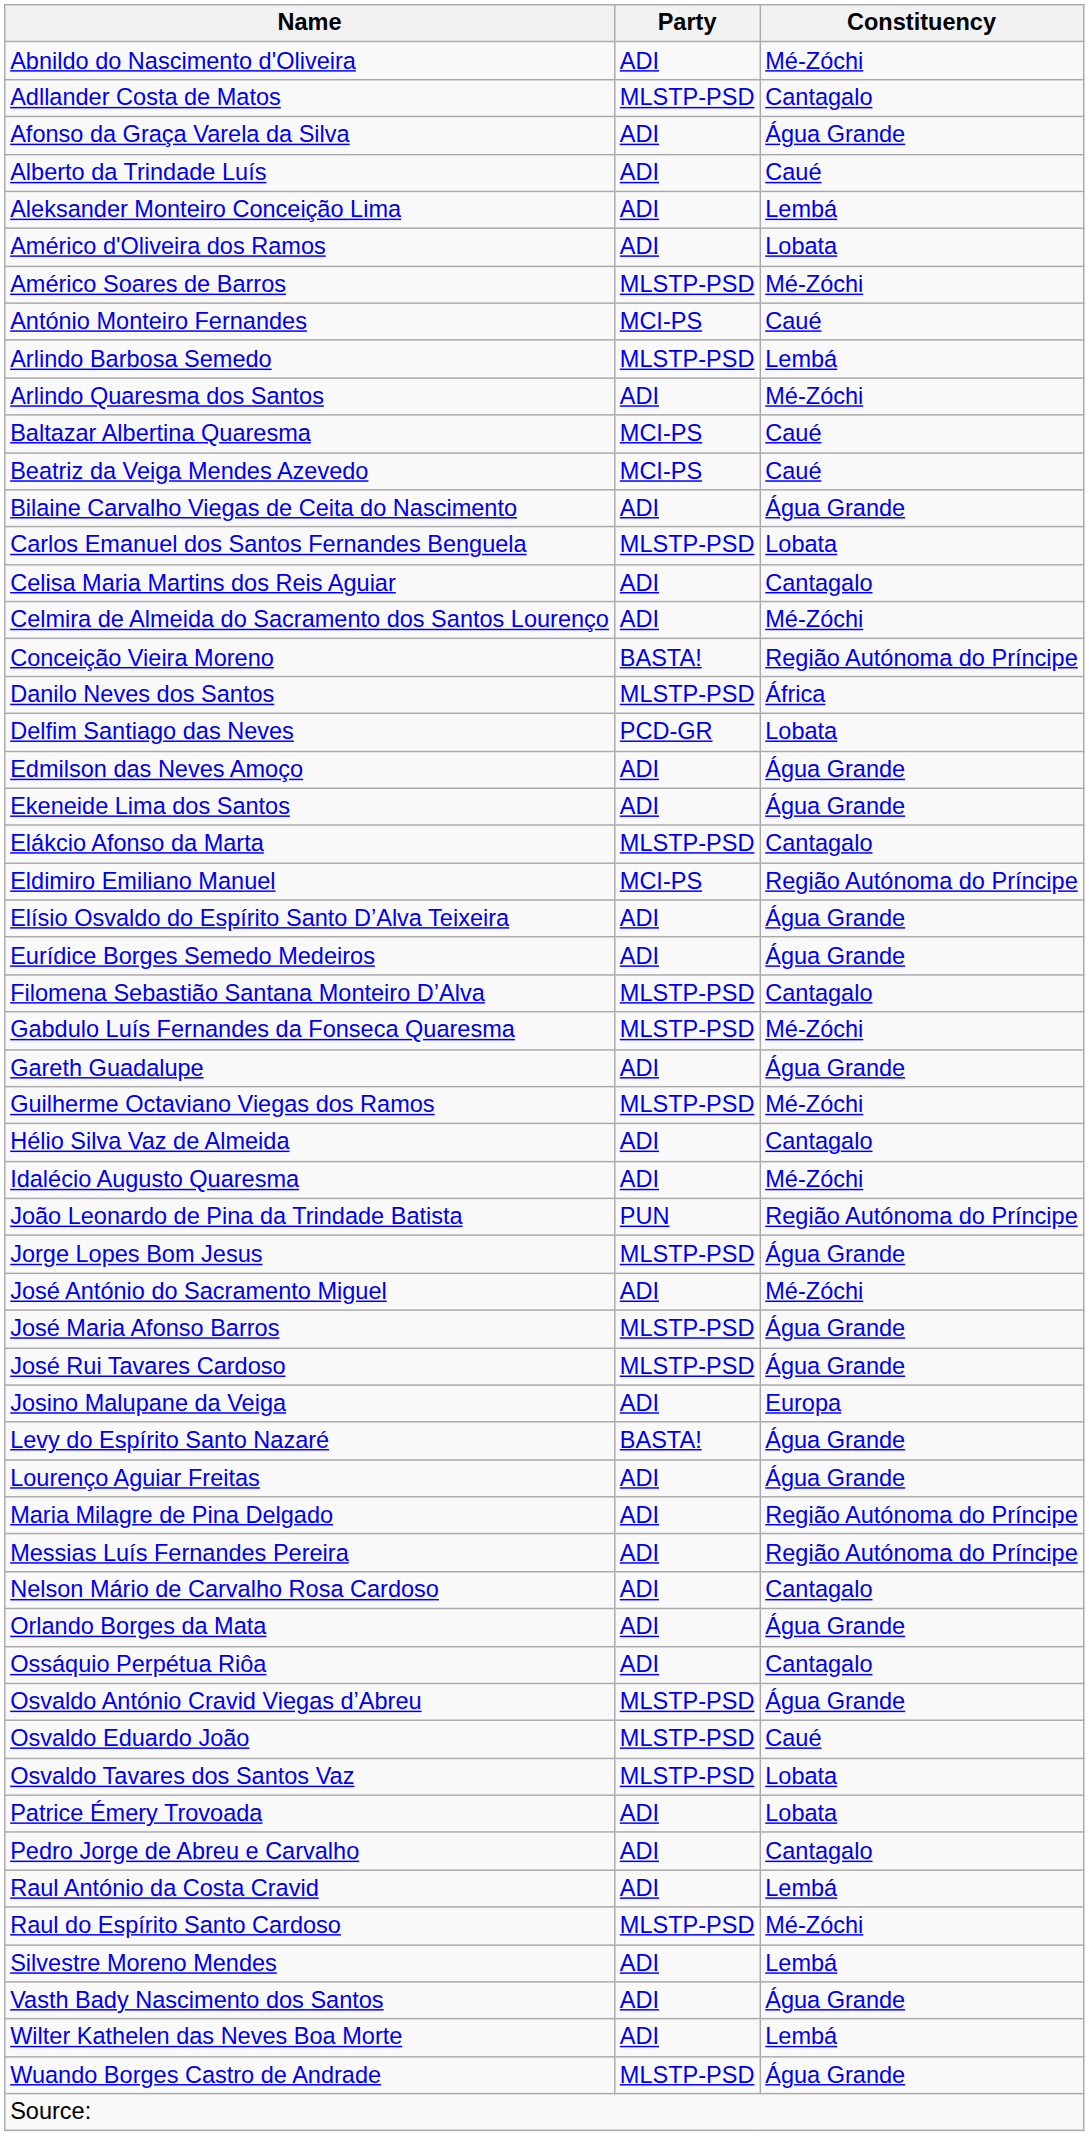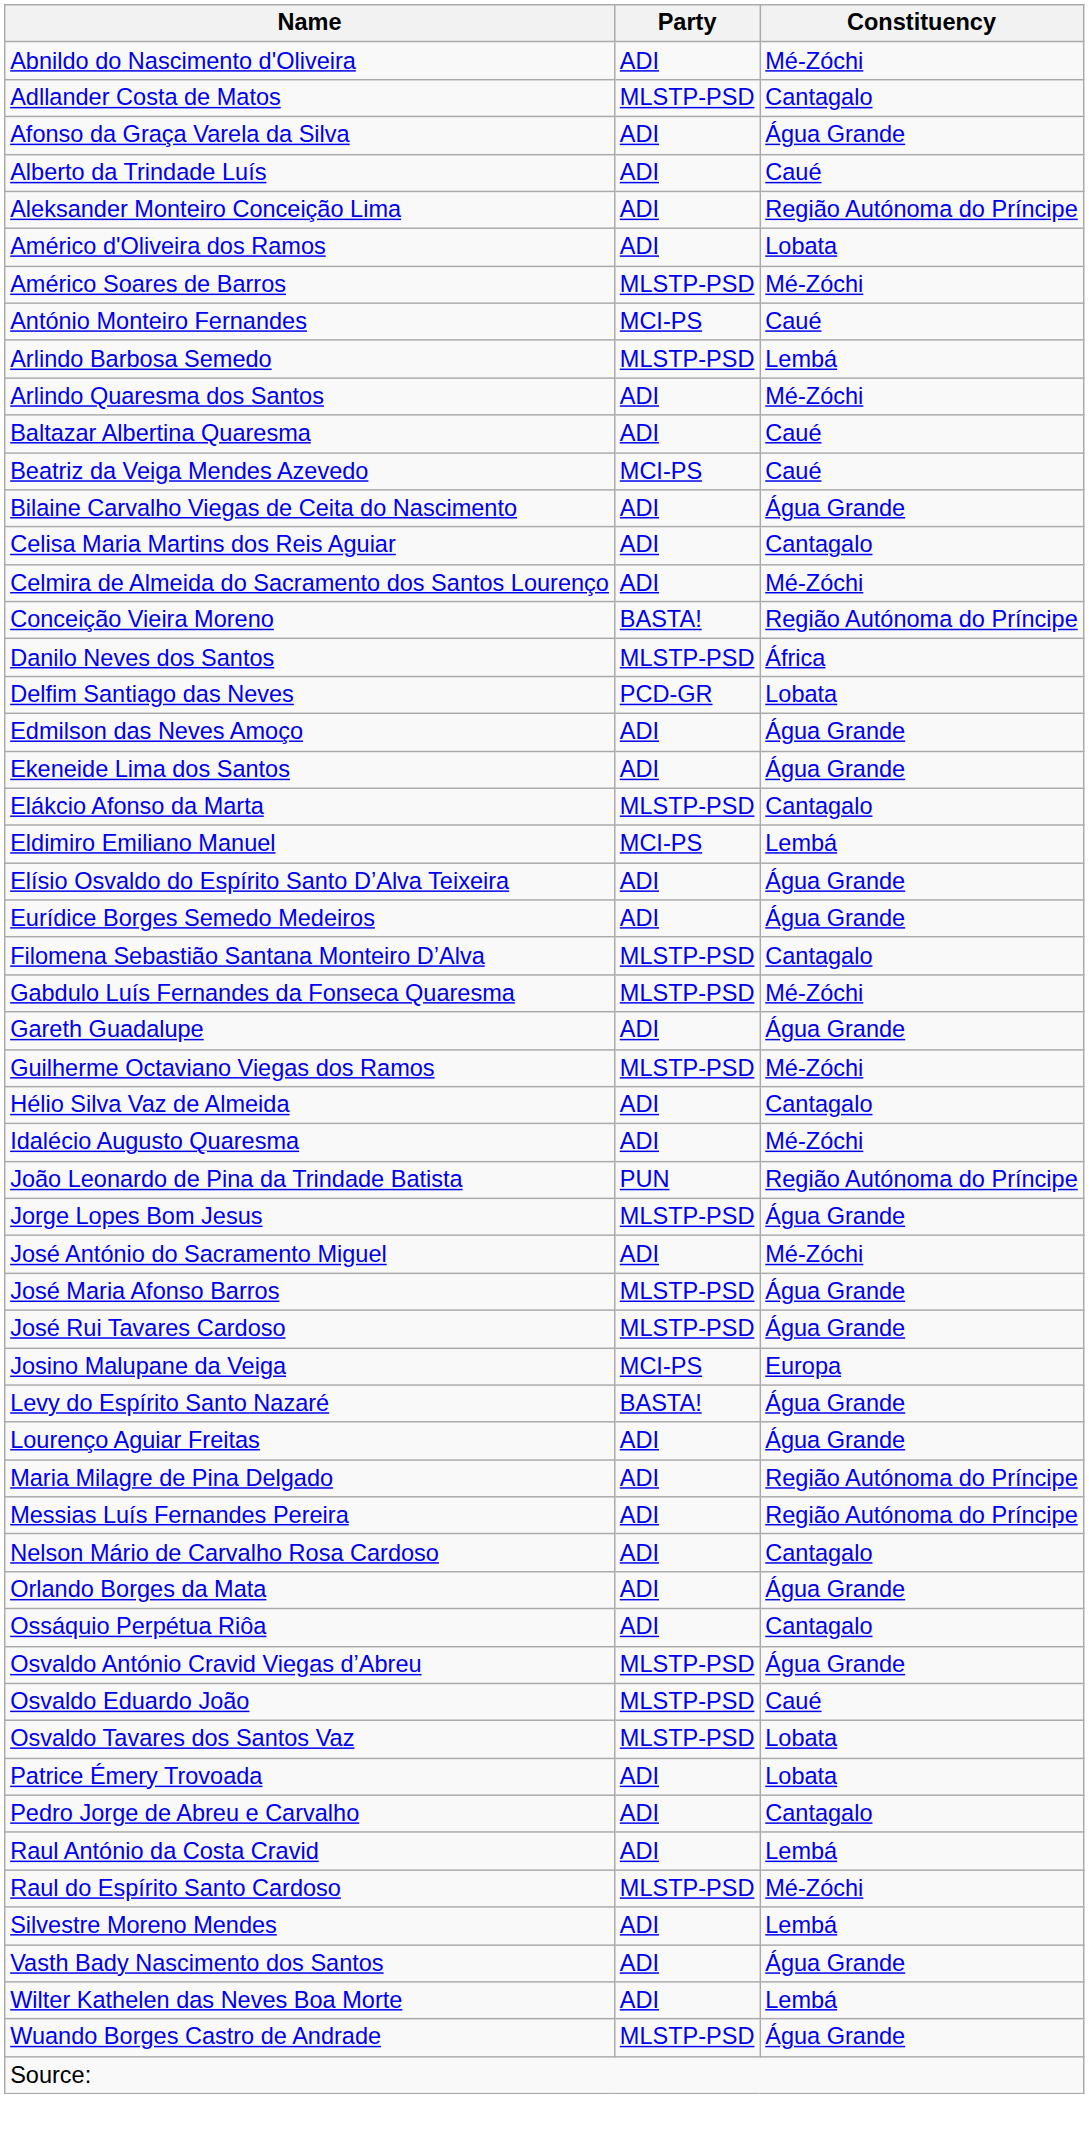(801, 209) Lembá -> (922, 209) Região Autónoma do Príncipe
(661, 433) MCI-PS -> (639, 433) ADI
- row: (268, 545)
(922, 881) Região Autónoma do Príncipe -> (801, 843) Lembá
(639, 1403) ADI -> (661, 1365) MCI-PS
